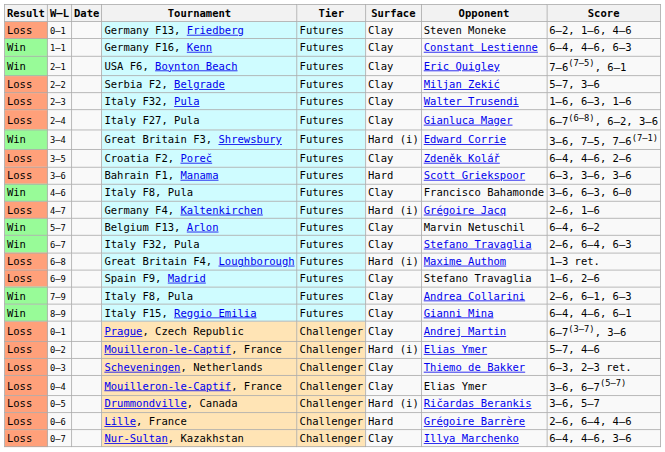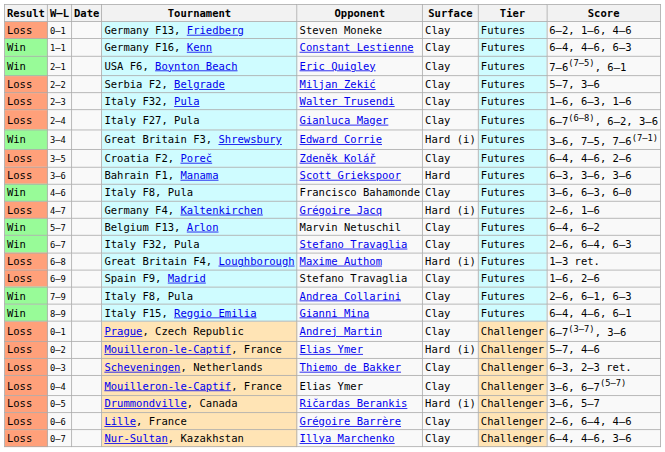columns swapped: (331, 13) <-> (484, 13)
(381, 421) Hard -> (438, 421) Clay
